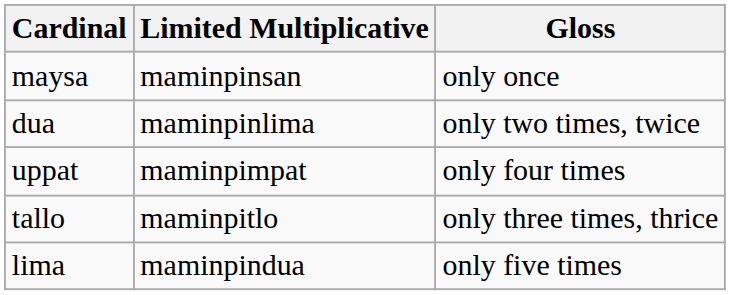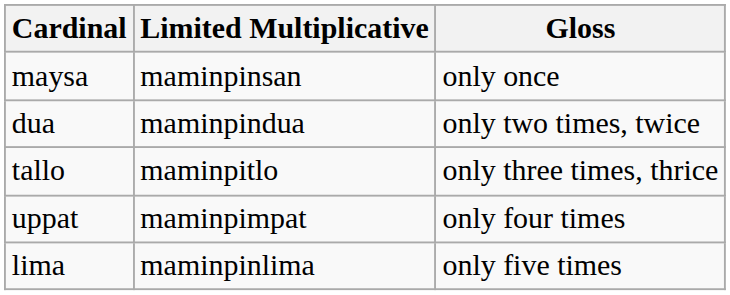(228, 123) maminpinlima -> (223, 123) maminpindua
rows swapped: (38, 218) <-> (45, 170)
(223, 265) maminpindua -> (228, 265) maminpinlima
